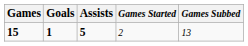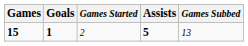columns swapped: (96, 13) <-> (147, 13)
